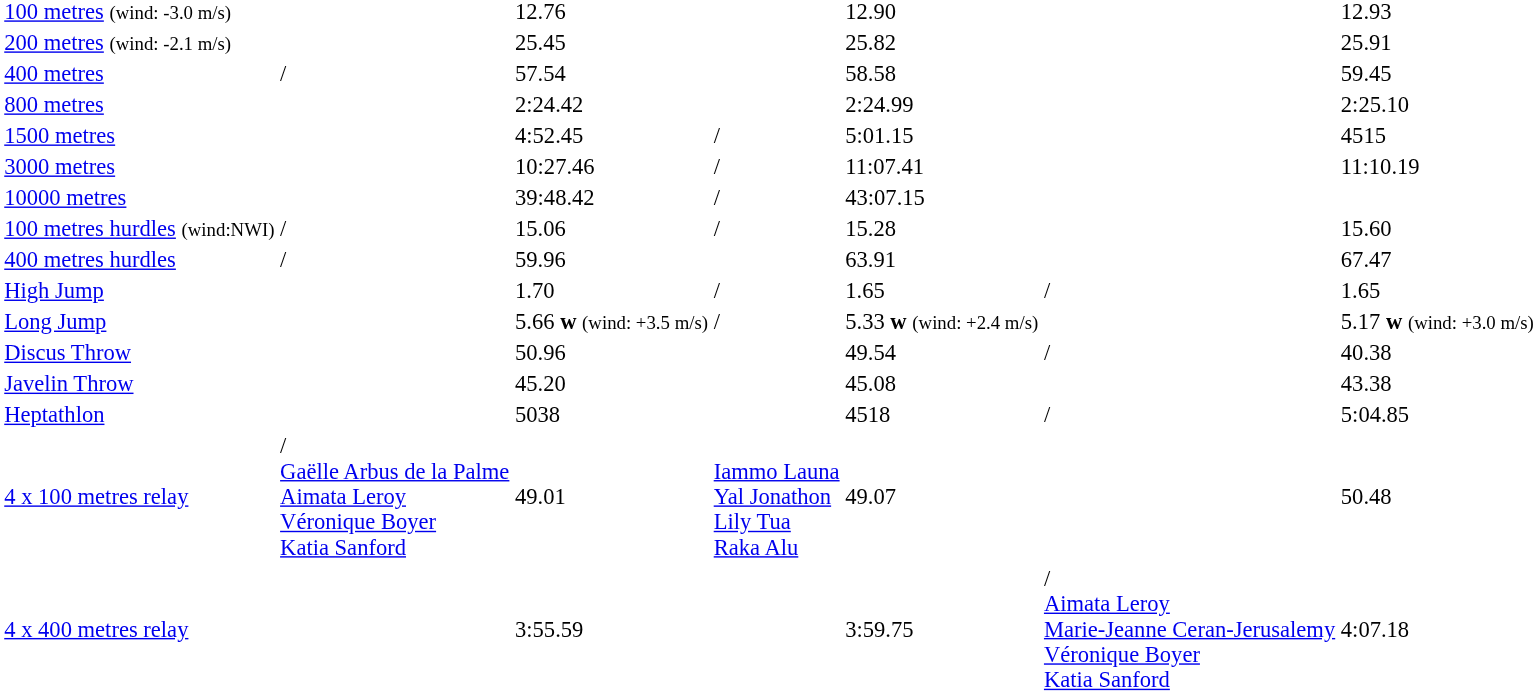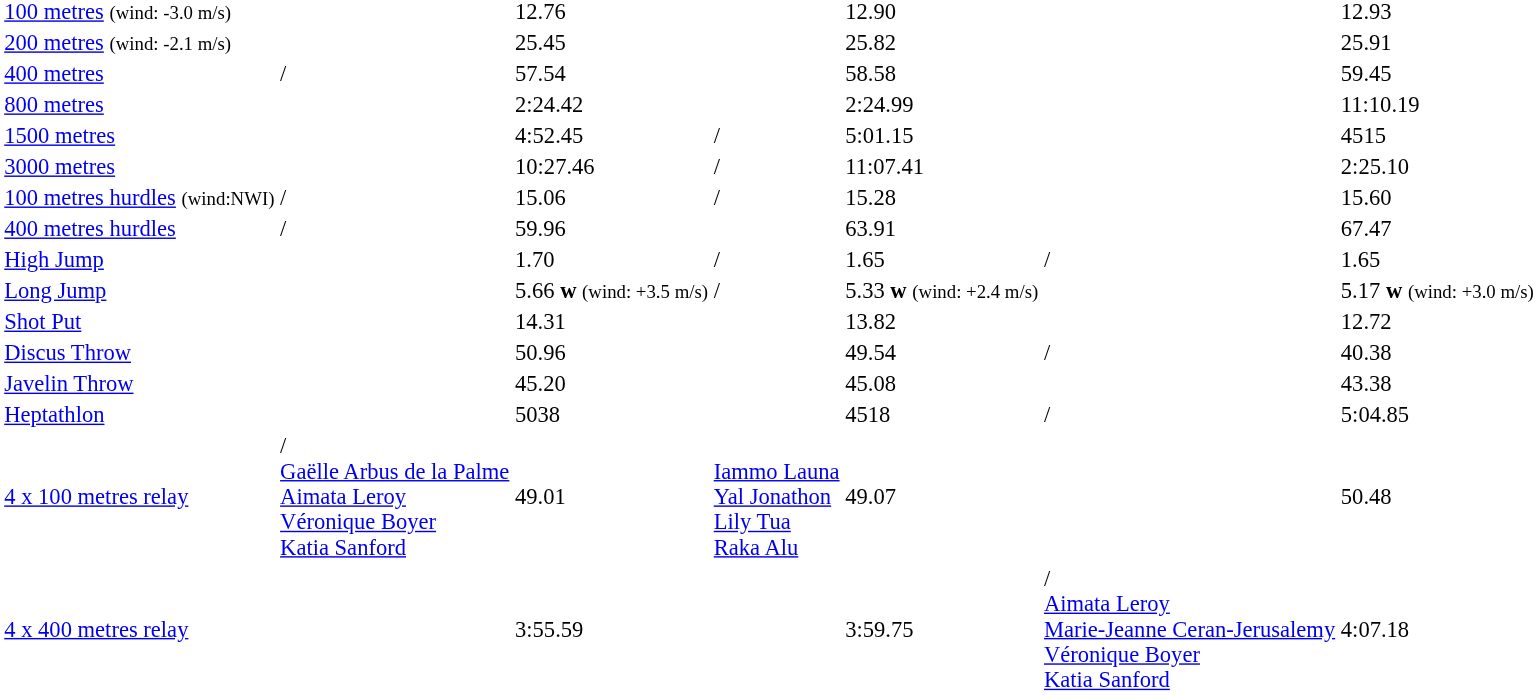(1375, 104) 2:25.10 -> (1380, 104) 11:10.19
(1380, 166) 11:10.19 -> (1375, 166) 2:25.10
- row: (65, 197)
+ row: (43, 321)
